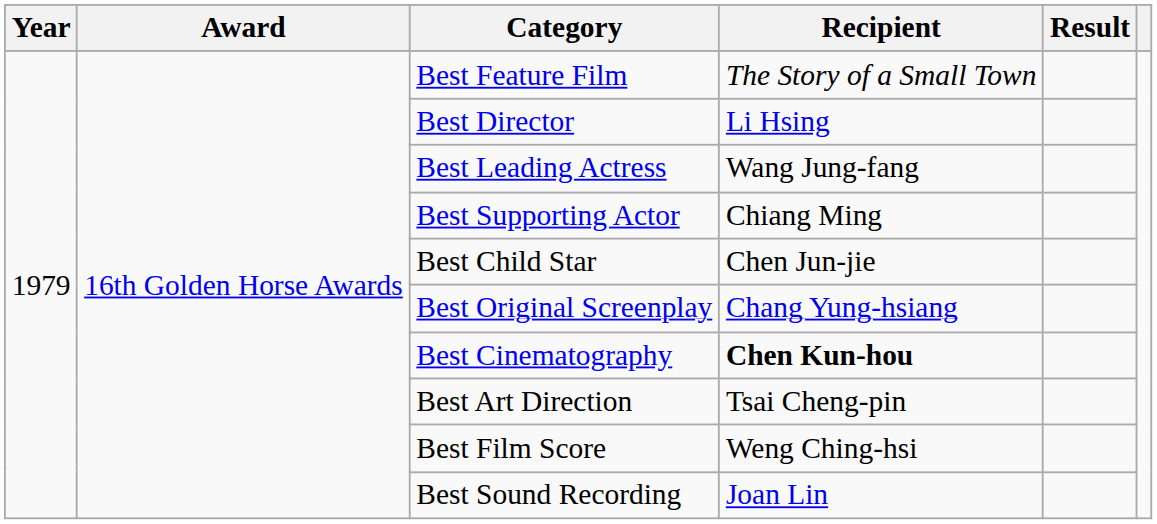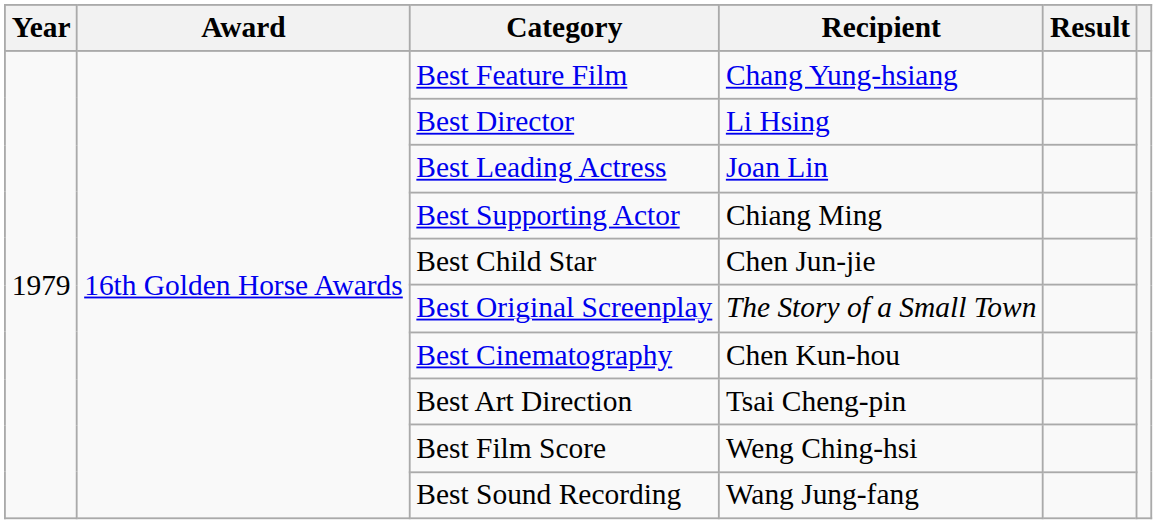(881, 74) The Story of a Small Town -> (842, 74) Chang Yung-hsiang
(822, 167) Wang Jung-fang -> (777, 167) Joan Lin
(842, 307) Chang Yung-hsiang -> (881, 307) The Story of a Small Town
(820, 354) bold -> (813, 354) normal
(777, 494) Joan Lin -> (822, 494) Wang Jung-fang
